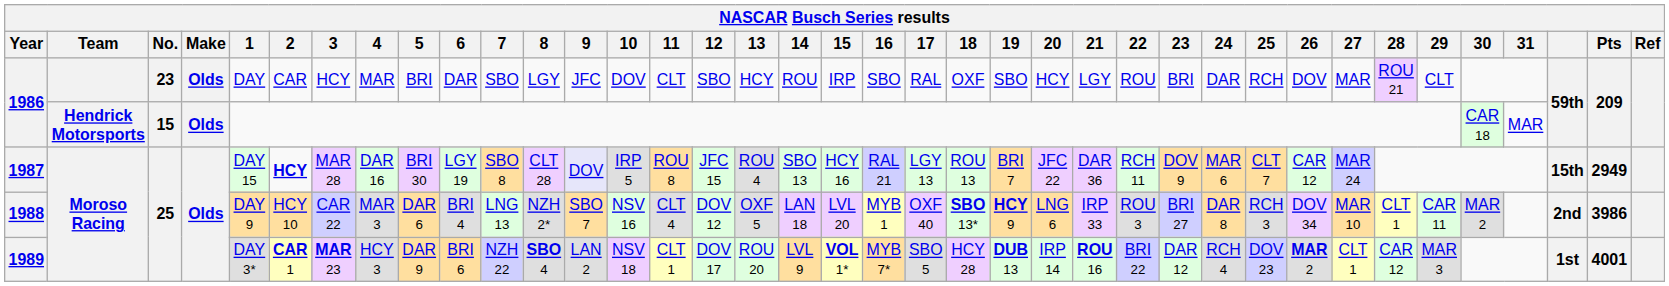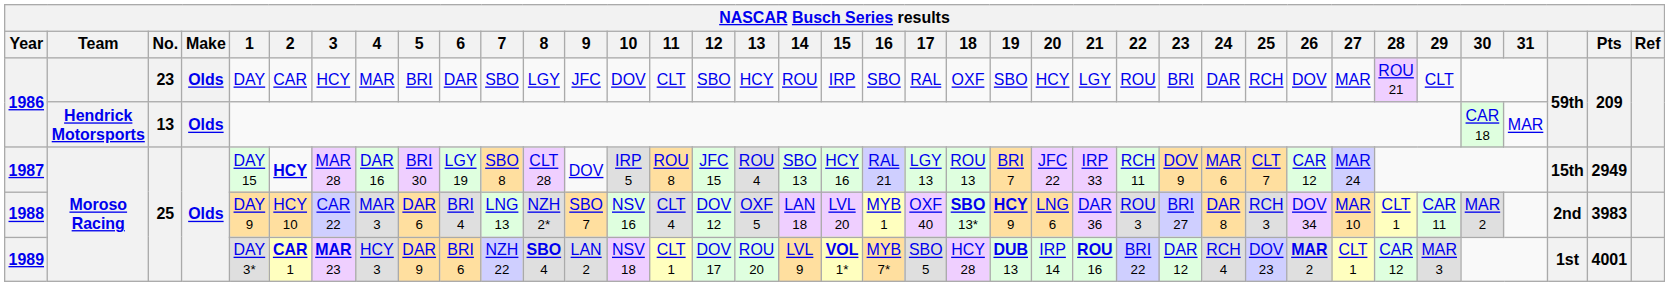(165, 125) 15 -> (165, 125) 13
(586, 170) lavender background -> (586, 170) no background
(1095, 169) DAR 36 -> (1095, 169) IRP 33
(1095, 214) IRP 33 -> (1095, 214) DAR 36
(1609, 215) 3986 -> (1609, 215) 3983
